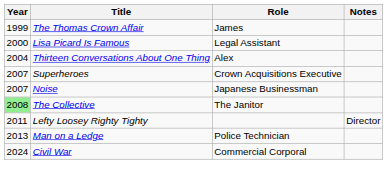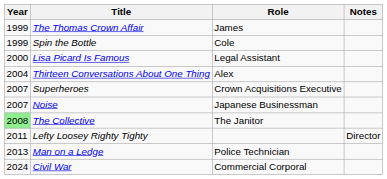+ row: (65, 43)
